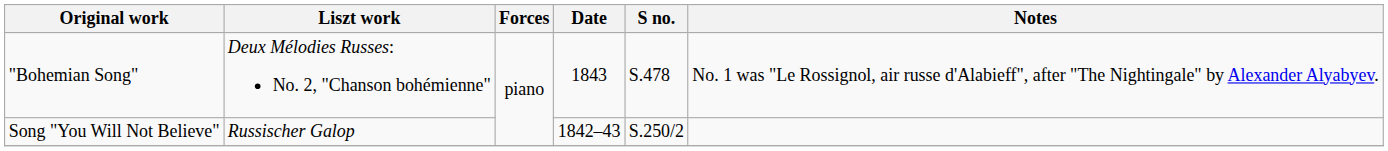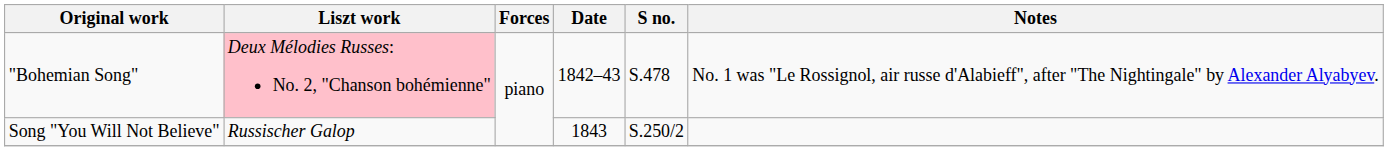(359, 66) no background -> (359, 66) pink background
(589, 75) 1843 -> (589, 75) 1842–43
(589, 131) 1842–43 -> (589, 131) 1843
